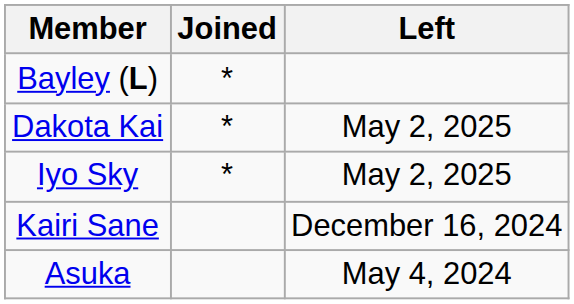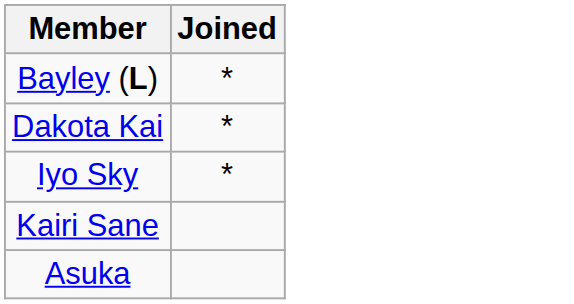- column: (427, 28)
